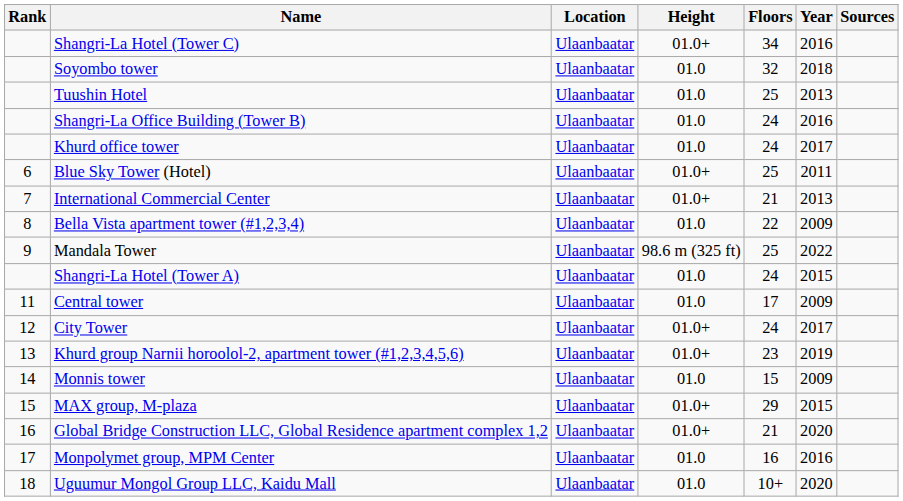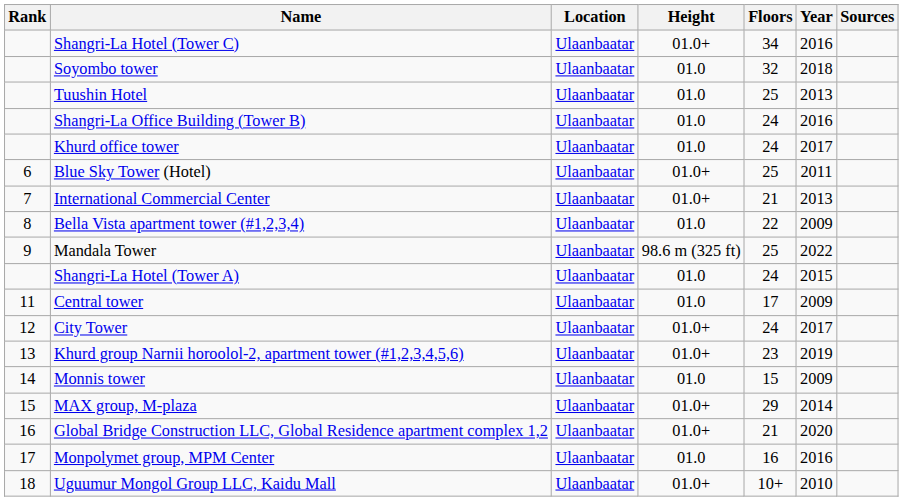(816, 405) 2015 -> (816, 405) 2014
(691, 483) 01.0 -> (691, 483) 01.0+
(816, 483) 2020 -> (816, 483) 2010
